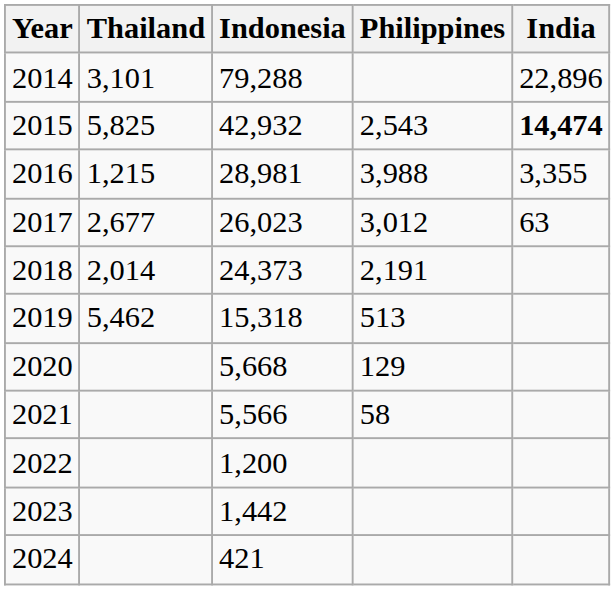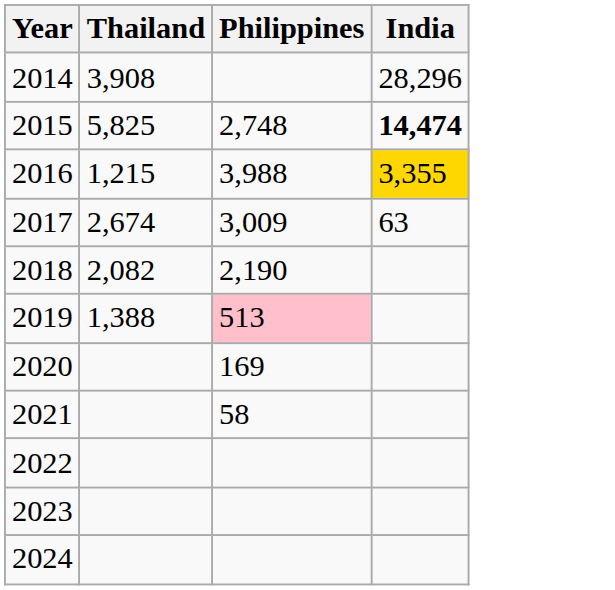- column: (282, 28)
(121, 76) 3,101 -> (121, 76) 3,908
(561, 76) 22,896 -> (420, 76) 28,296
(394, 125) 2,543 -> (253, 125) 2,748
(553, 173) no background -> (413, 173) gold background
(121, 221) 2,677 -> (121, 221) 2,674
(394, 221) 3,012 -> (253, 221) 3,009
(121, 269) 2,014 -> (121, 269) 2,082
(394, 269) 2,191 -> (253, 269) 2,190
(121, 317) 5,462 -> (121, 317) 1,388
(383, 317) no background -> (242, 317) pink background
(383, 366) 129 -> (242, 366) 169
